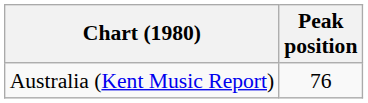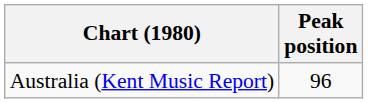(321, 80) 76 -> (321, 80) 96
